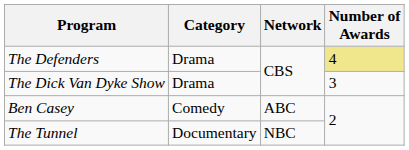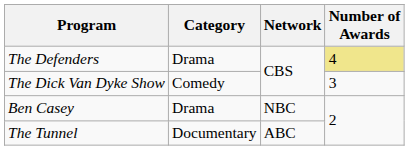(193, 83) Drama -> (198, 83) Comedy
(198, 108) Comedy -> (193, 108) Drama
(280, 108) ABC -> (280, 108) NBC
(280, 132) NBC -> (280, 132) ABC
